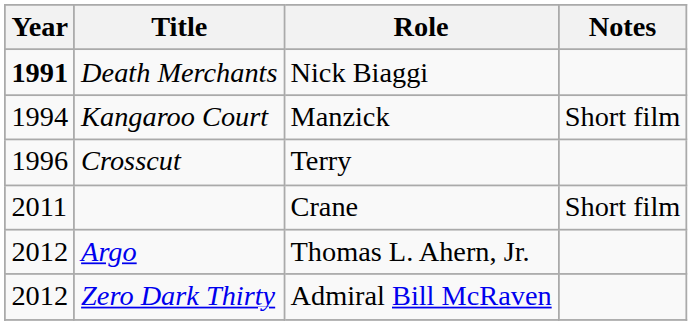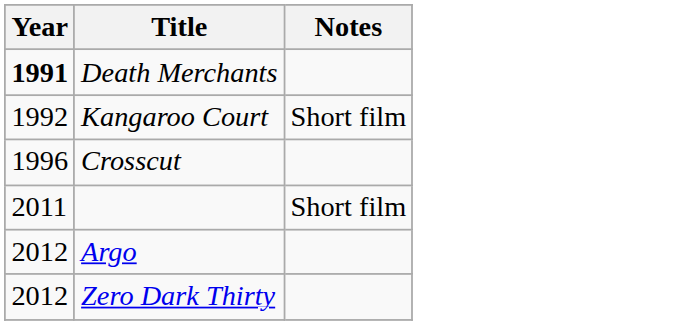- column: (421, 26)
(40, 116) 1994 -> (40, 116) 1992
